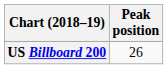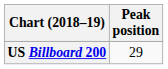(136, 52) 26 -> (136, 52) 29
